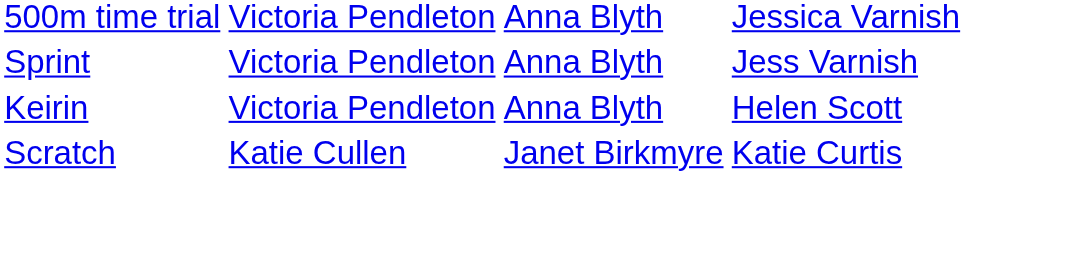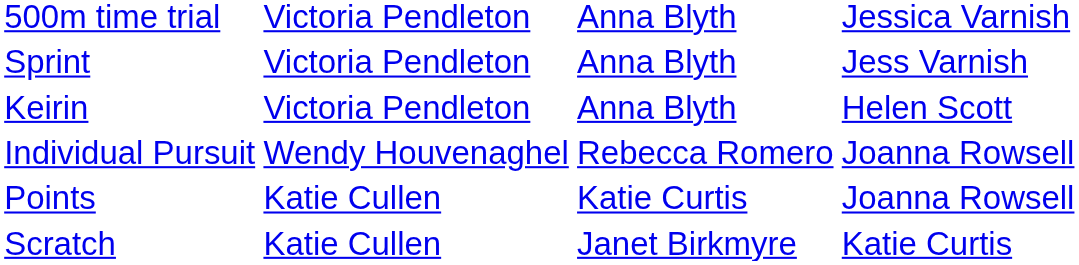+ row: (130, 153)
+ row: (50, 198)
